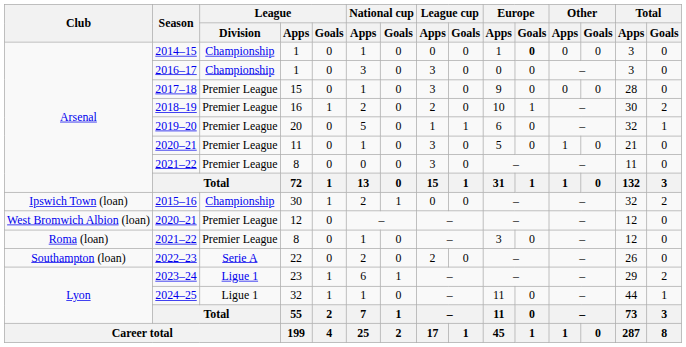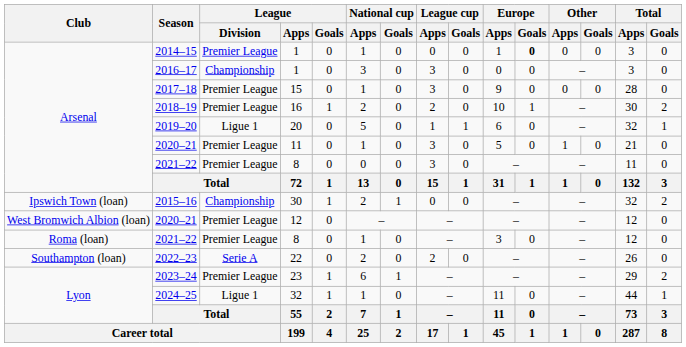(240, 51) Championship -> (240, 51) Premier League
(240, 126) Premier League -> (240, 126) Ligue 1
(240, 276) Ligue 1 -> (240, 276) Premier League
